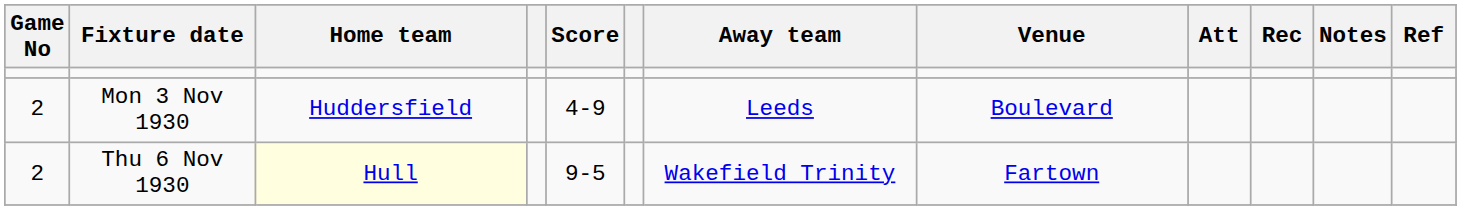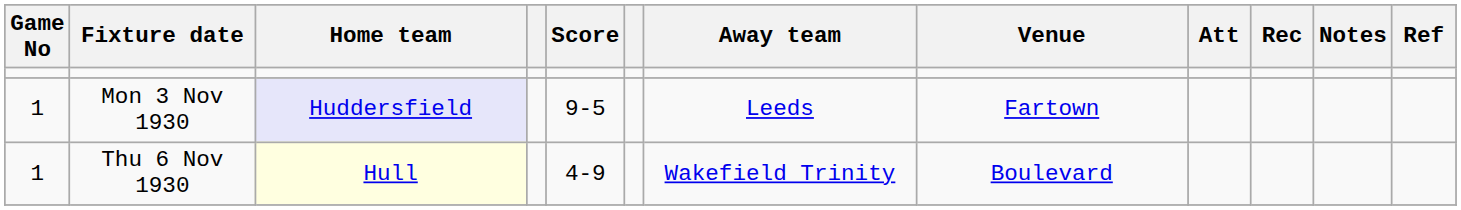(37, 110) 2 -> (37, 110) 1
(391, 110) no background -> (391, 110) lavender background
(585, 110) 4-9 -> (585, 110) 9-5
(1052, 110) Boulevard -> (1052, 110) Fartown
(37, 173) 2 -> (37, 173) 1
(585, 173) 9-5 -> (585, 173) 4-9
(1052, 173) Fartown -> (1052, 173) Boulevard
